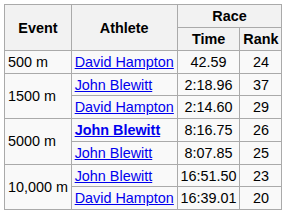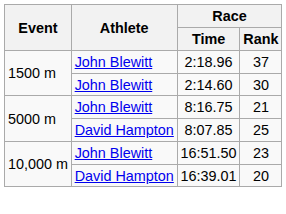- row: (209, 62)
(124, 107) David Hampton -> (113, 85) John Blewitt
(261, 107) 29 -> (261, 85) 30
(117, 130) bold -> (113, 107) normal
(261, 130) 26 -> (261, 107) 21
(113, 153) John Blewitt -> (124, 130) David Hampton
